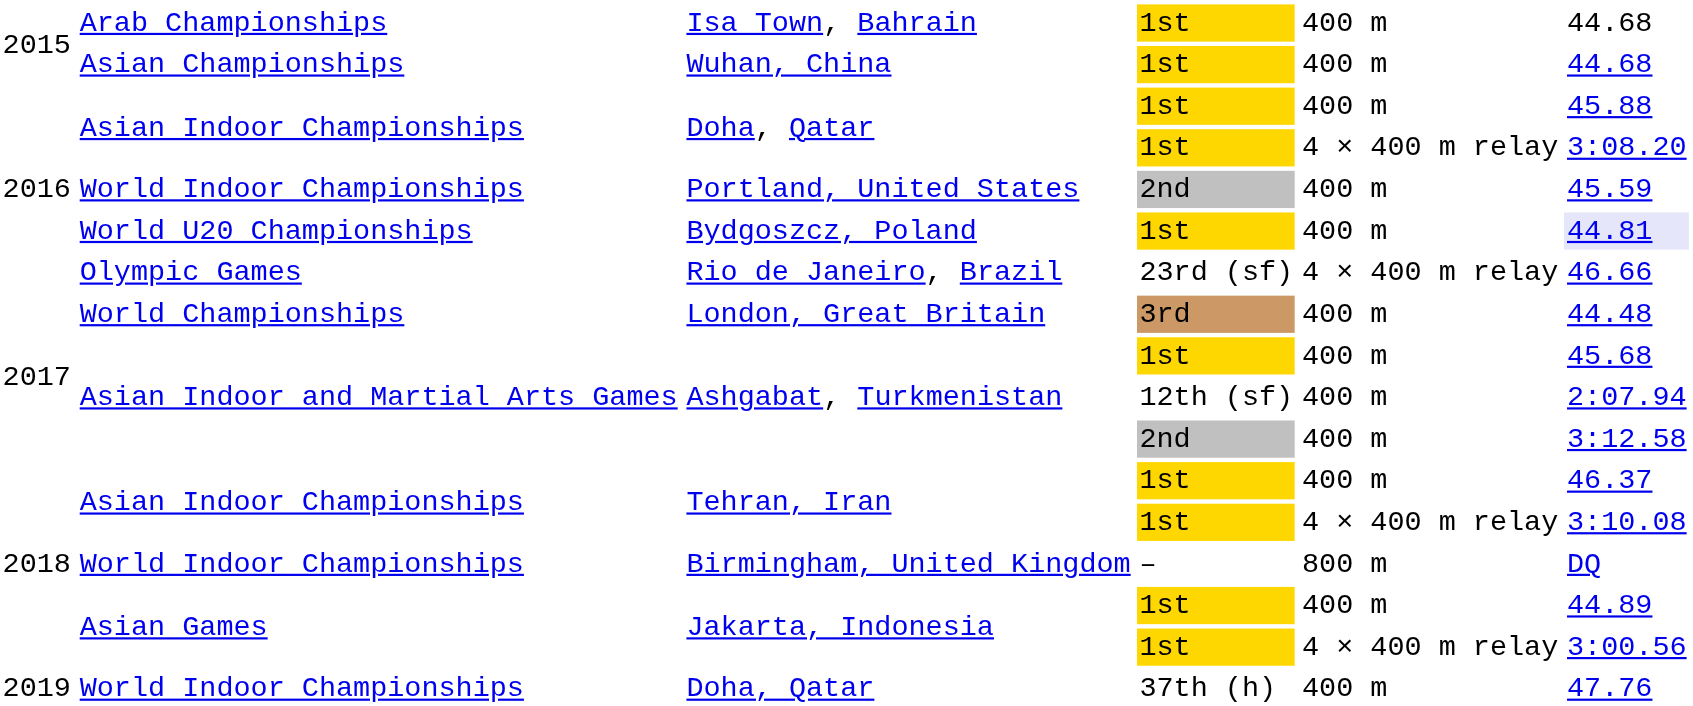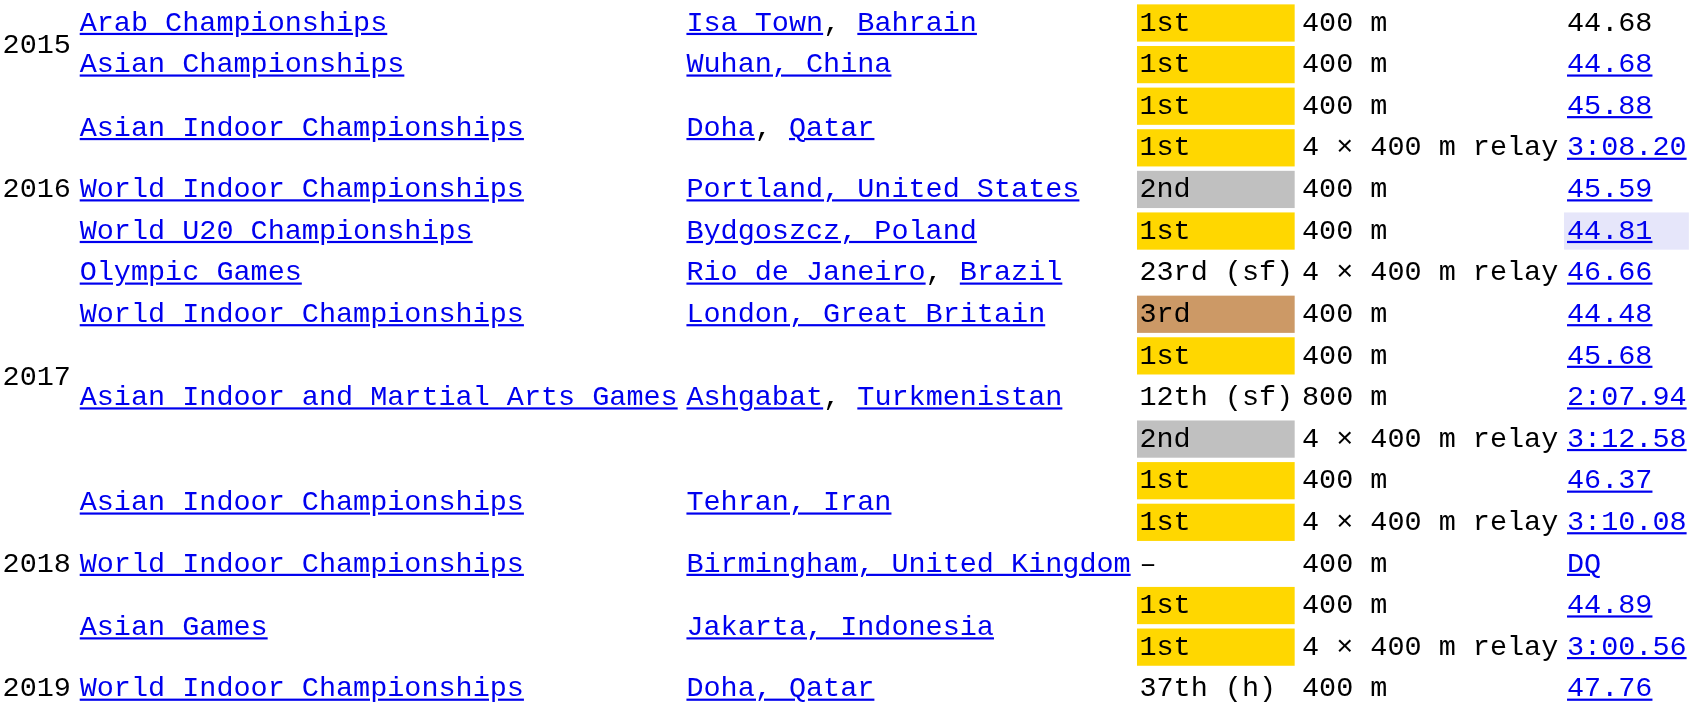(242, 314) World Championships -> (302, 314) World Indoor Championships
(1345, 397) 400 m -> (1345, 397) 800 m
(1345, 439) 400 m -> (1430, 439) 4 × 400 m relay
(1345, 564) 800 m -> (1345, 564) 400 m
